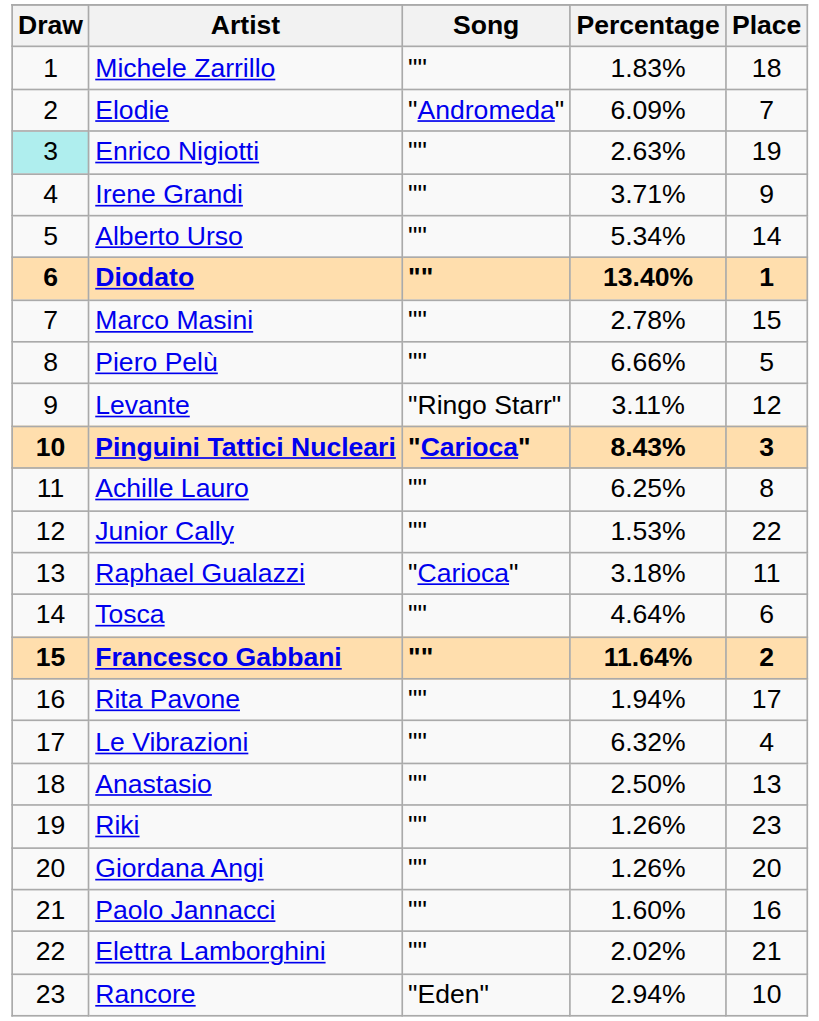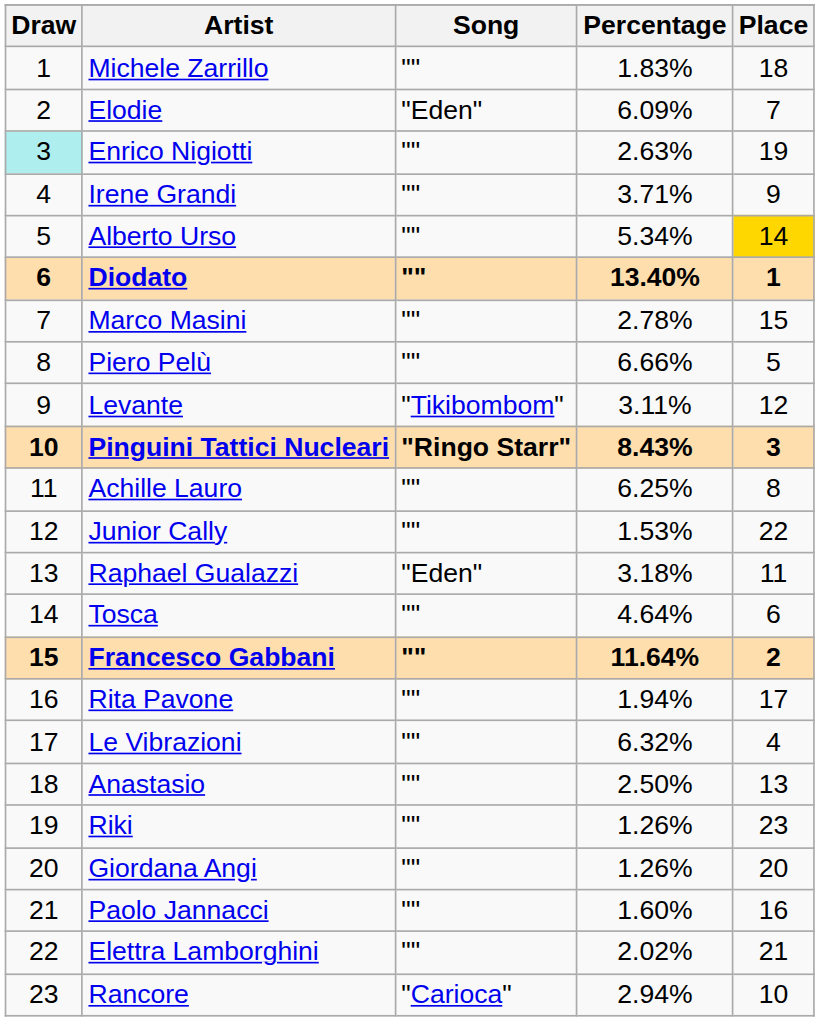(486, 109) "Andromeda" -> (442, 109) "Eden"
(767, 236) no background -> (773, 236) gold background
(485, 404) "Ringo Starr" -> (483, 404) "Tikibombom"
(469, 446) "Carioca" -> (486, 446) "Ringo Starr"
(463, 573) "Carioca" -> (442, 573) "Eden"
(449, 994) "Eden" -> (456, 994) "Carioca"
